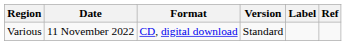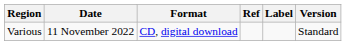columns swapped: (263, 13) <-> (330, 13)
